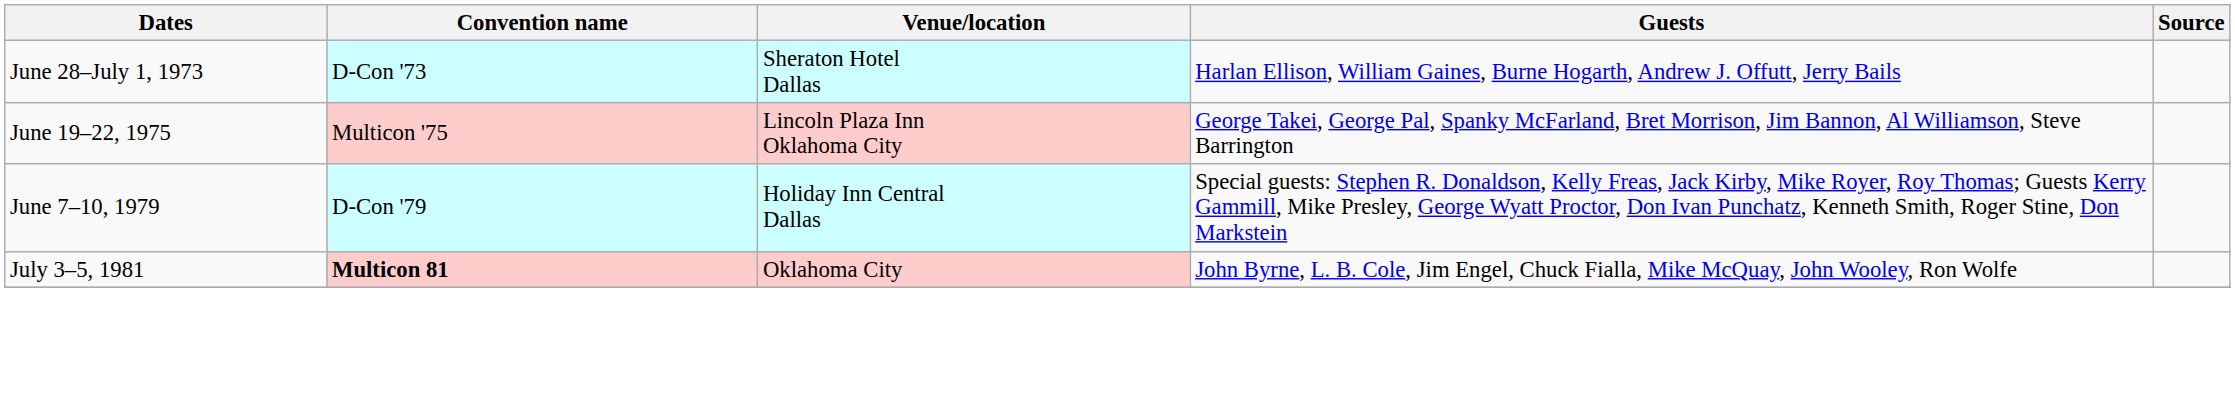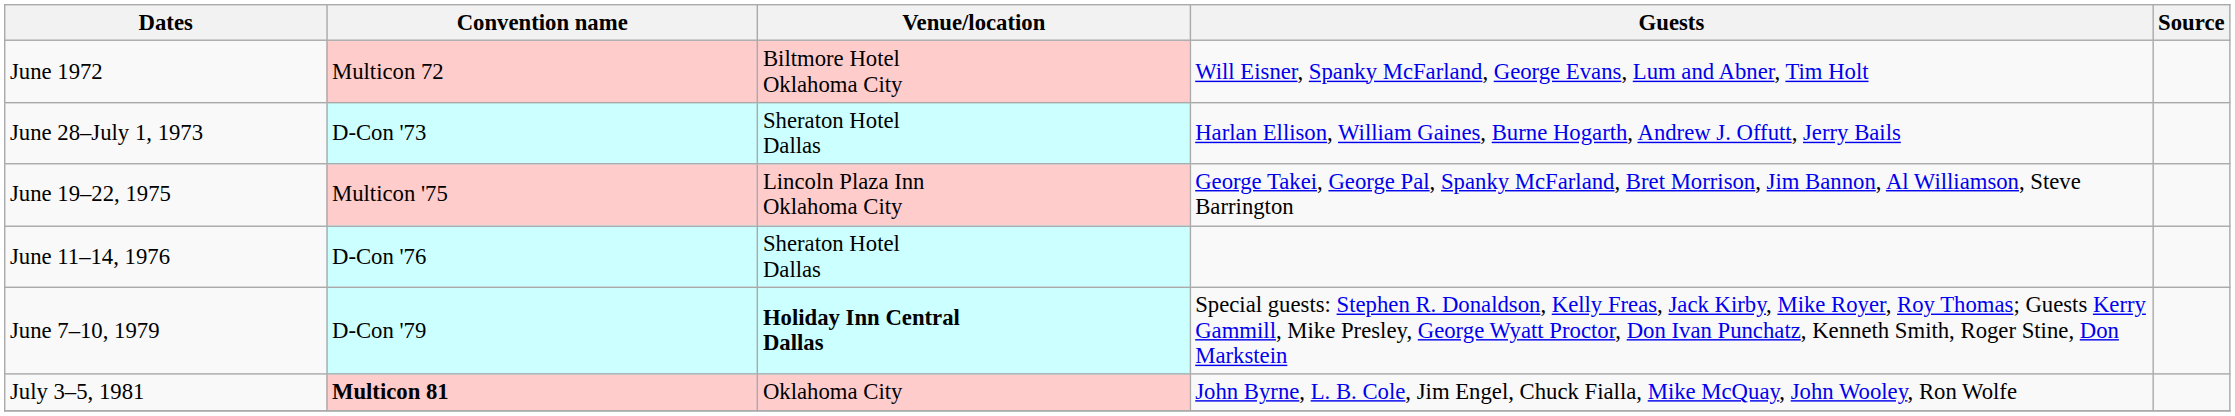+ row: (56, 71)
+ row: (90, 256)
(854, 207) normal -> (861, 330) bold
